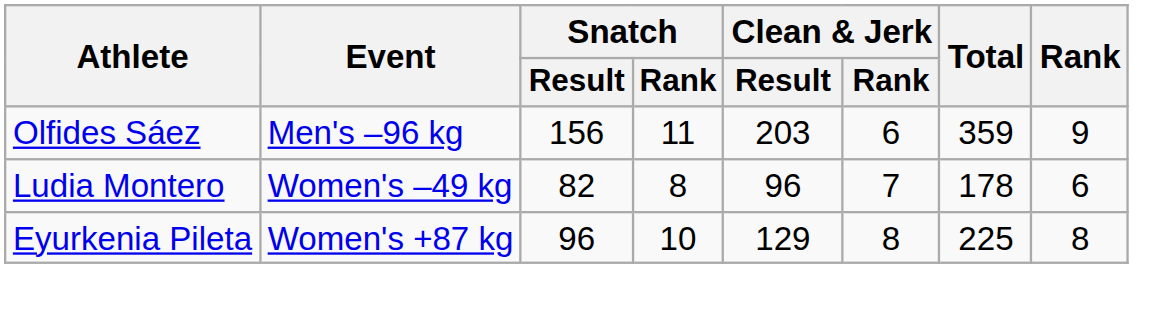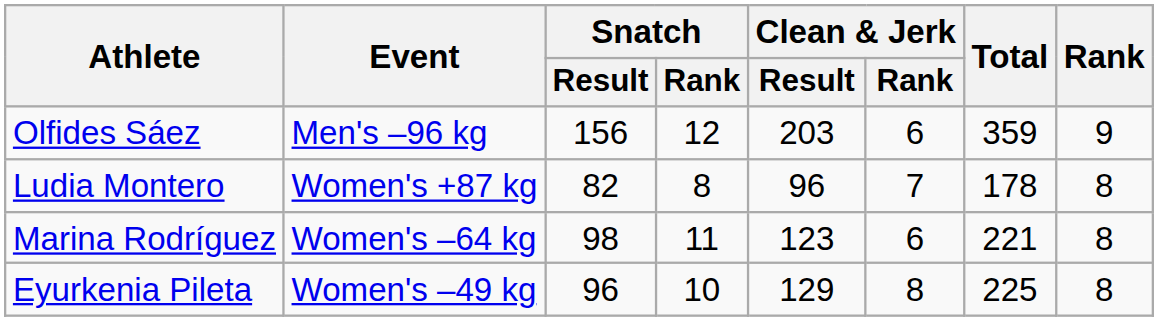(678, 133) 11 -> (702, 133) 12
(390, 186) Women's –49 kg -> (414, 186) Women's +87 kg
(1080, 186) 6 -> (1104, 186) 8
+ row: (144, 238)
(391, 238) Women's +87 kg -> (414, 290) Women's –49 kg
